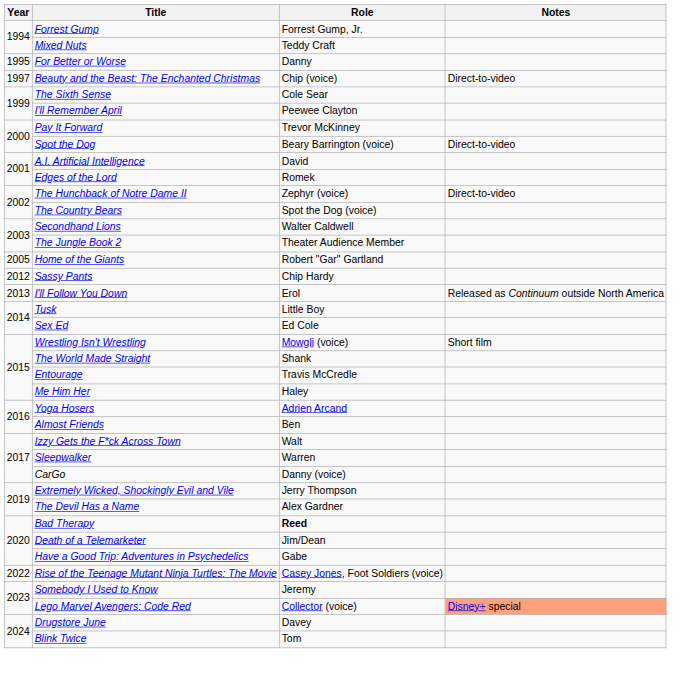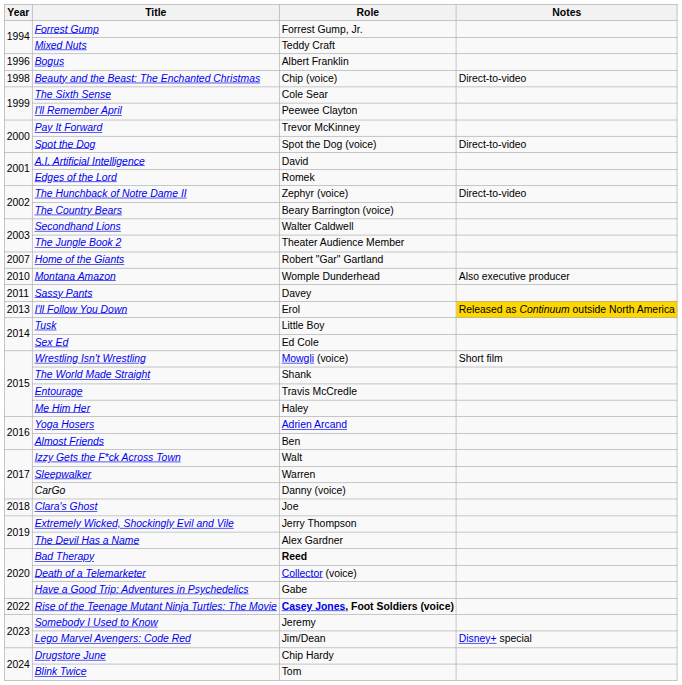- row: (80, 62)
+ row: (49, 62)
(18, 78) 1997 -> (18, 78) 1998
(338, 144) Beary Barrington (voice) -> (329, 144) Spot the Dog (voice)
(329, 210) Spot the Dog (voice) -> (338, 210) Beary Barrington (voice)
(18, 260) 2005 -> (18, 260) 2007
+ row: (75, 276)
(18, 276) 2012 -> (18, 293) 2011
(308, 276) Chip Hardy -> (296, 293) Davey
(556, 293) no background -> (567, 309) gold background
+ row: (66, 507)
(304, 540) Jim/Dean -> (319, 573) Collector (voice)
(362, 573) normal -> (368, 606) bold
(319, 606) Collector (voice) -> (304, 639) Jim/Dean
(484, 606) lightsalmon background -> (495, 639) no background
(296, 623) Davey -> (308, 656) Chip Hardy
